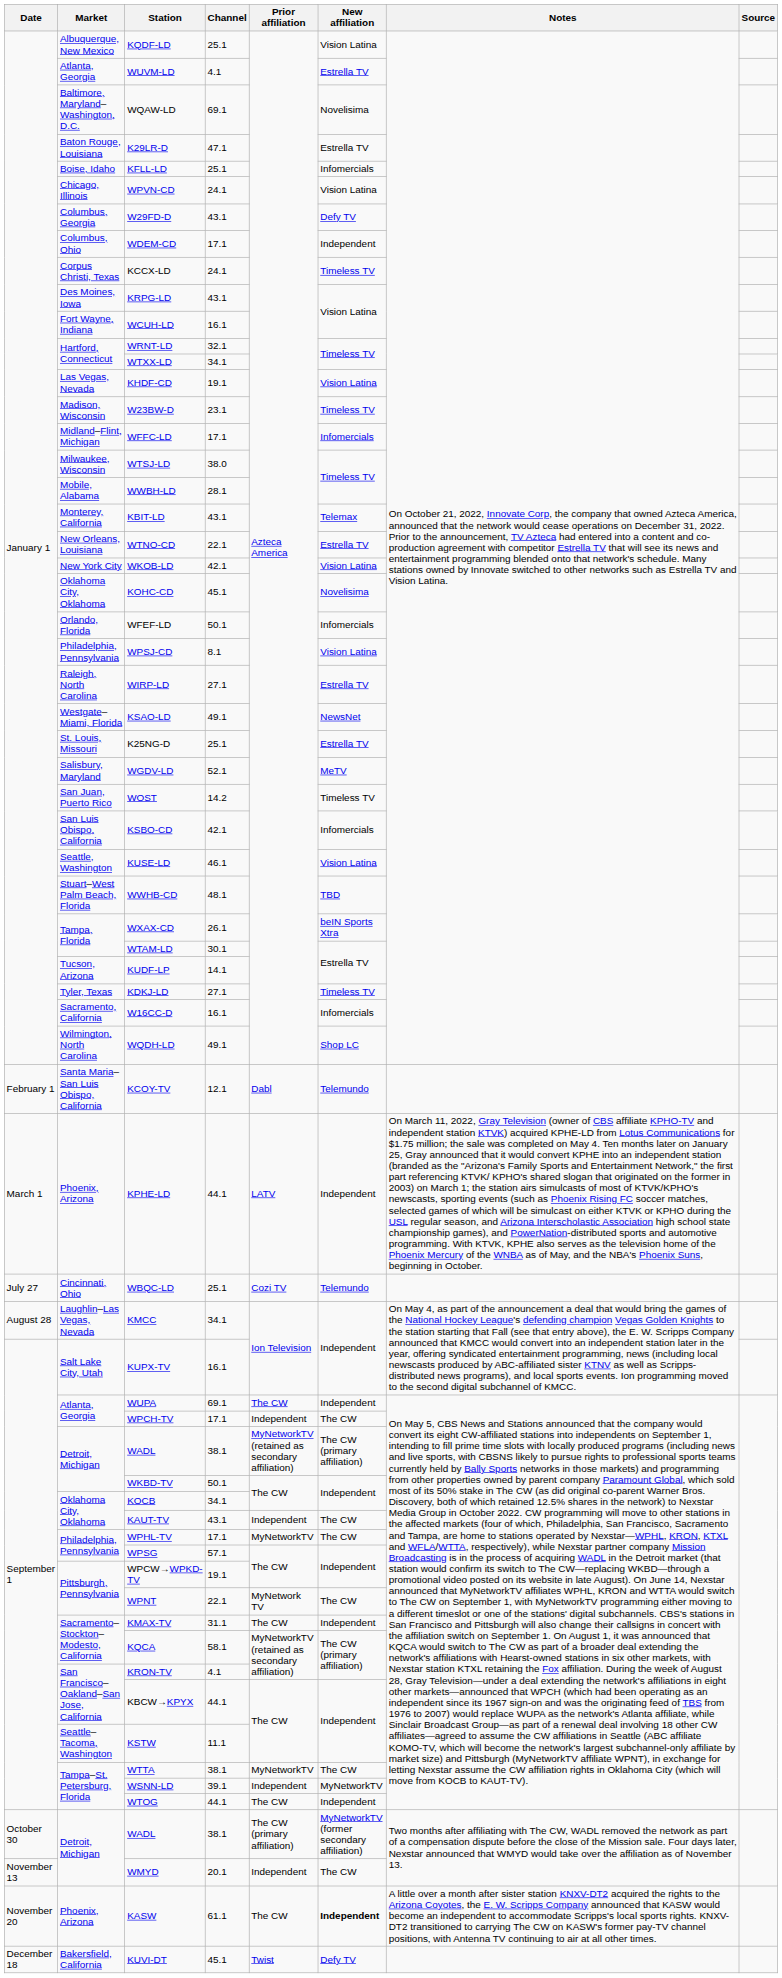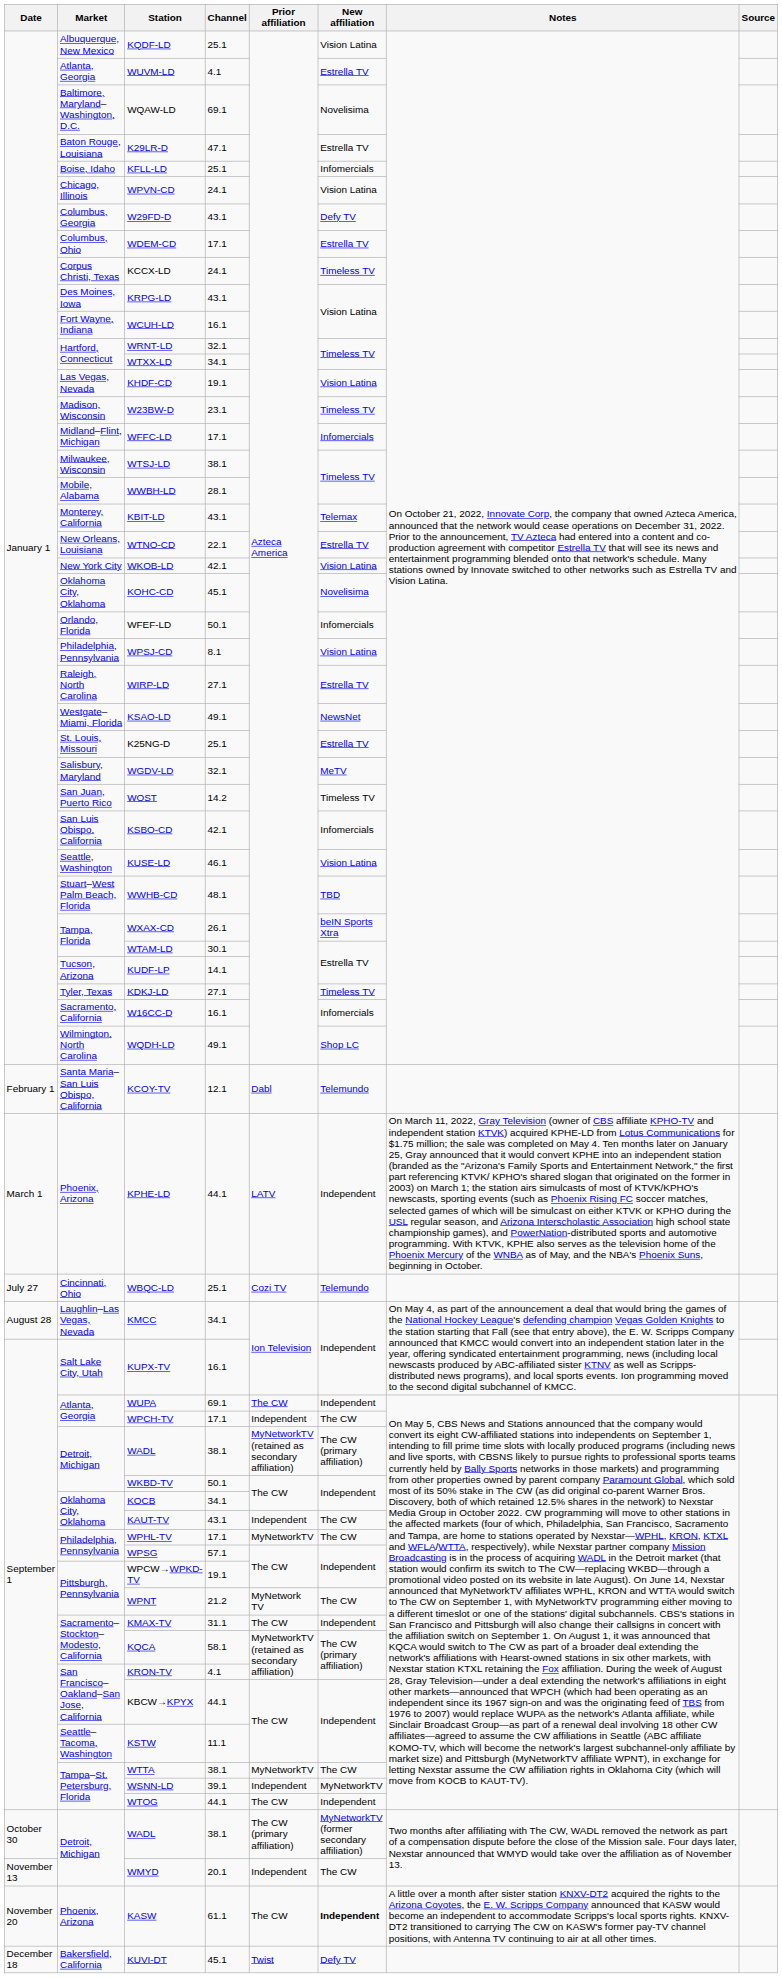(348, 244) Independent -> (344, 244) Estrella TV
(217, 463) 38.0 -> (217, 463) 38.1
(217, 770) 52.1 -> (217, 770) 32.1
(217, 1601) 22.1 -> (217, 1601) 21.2
